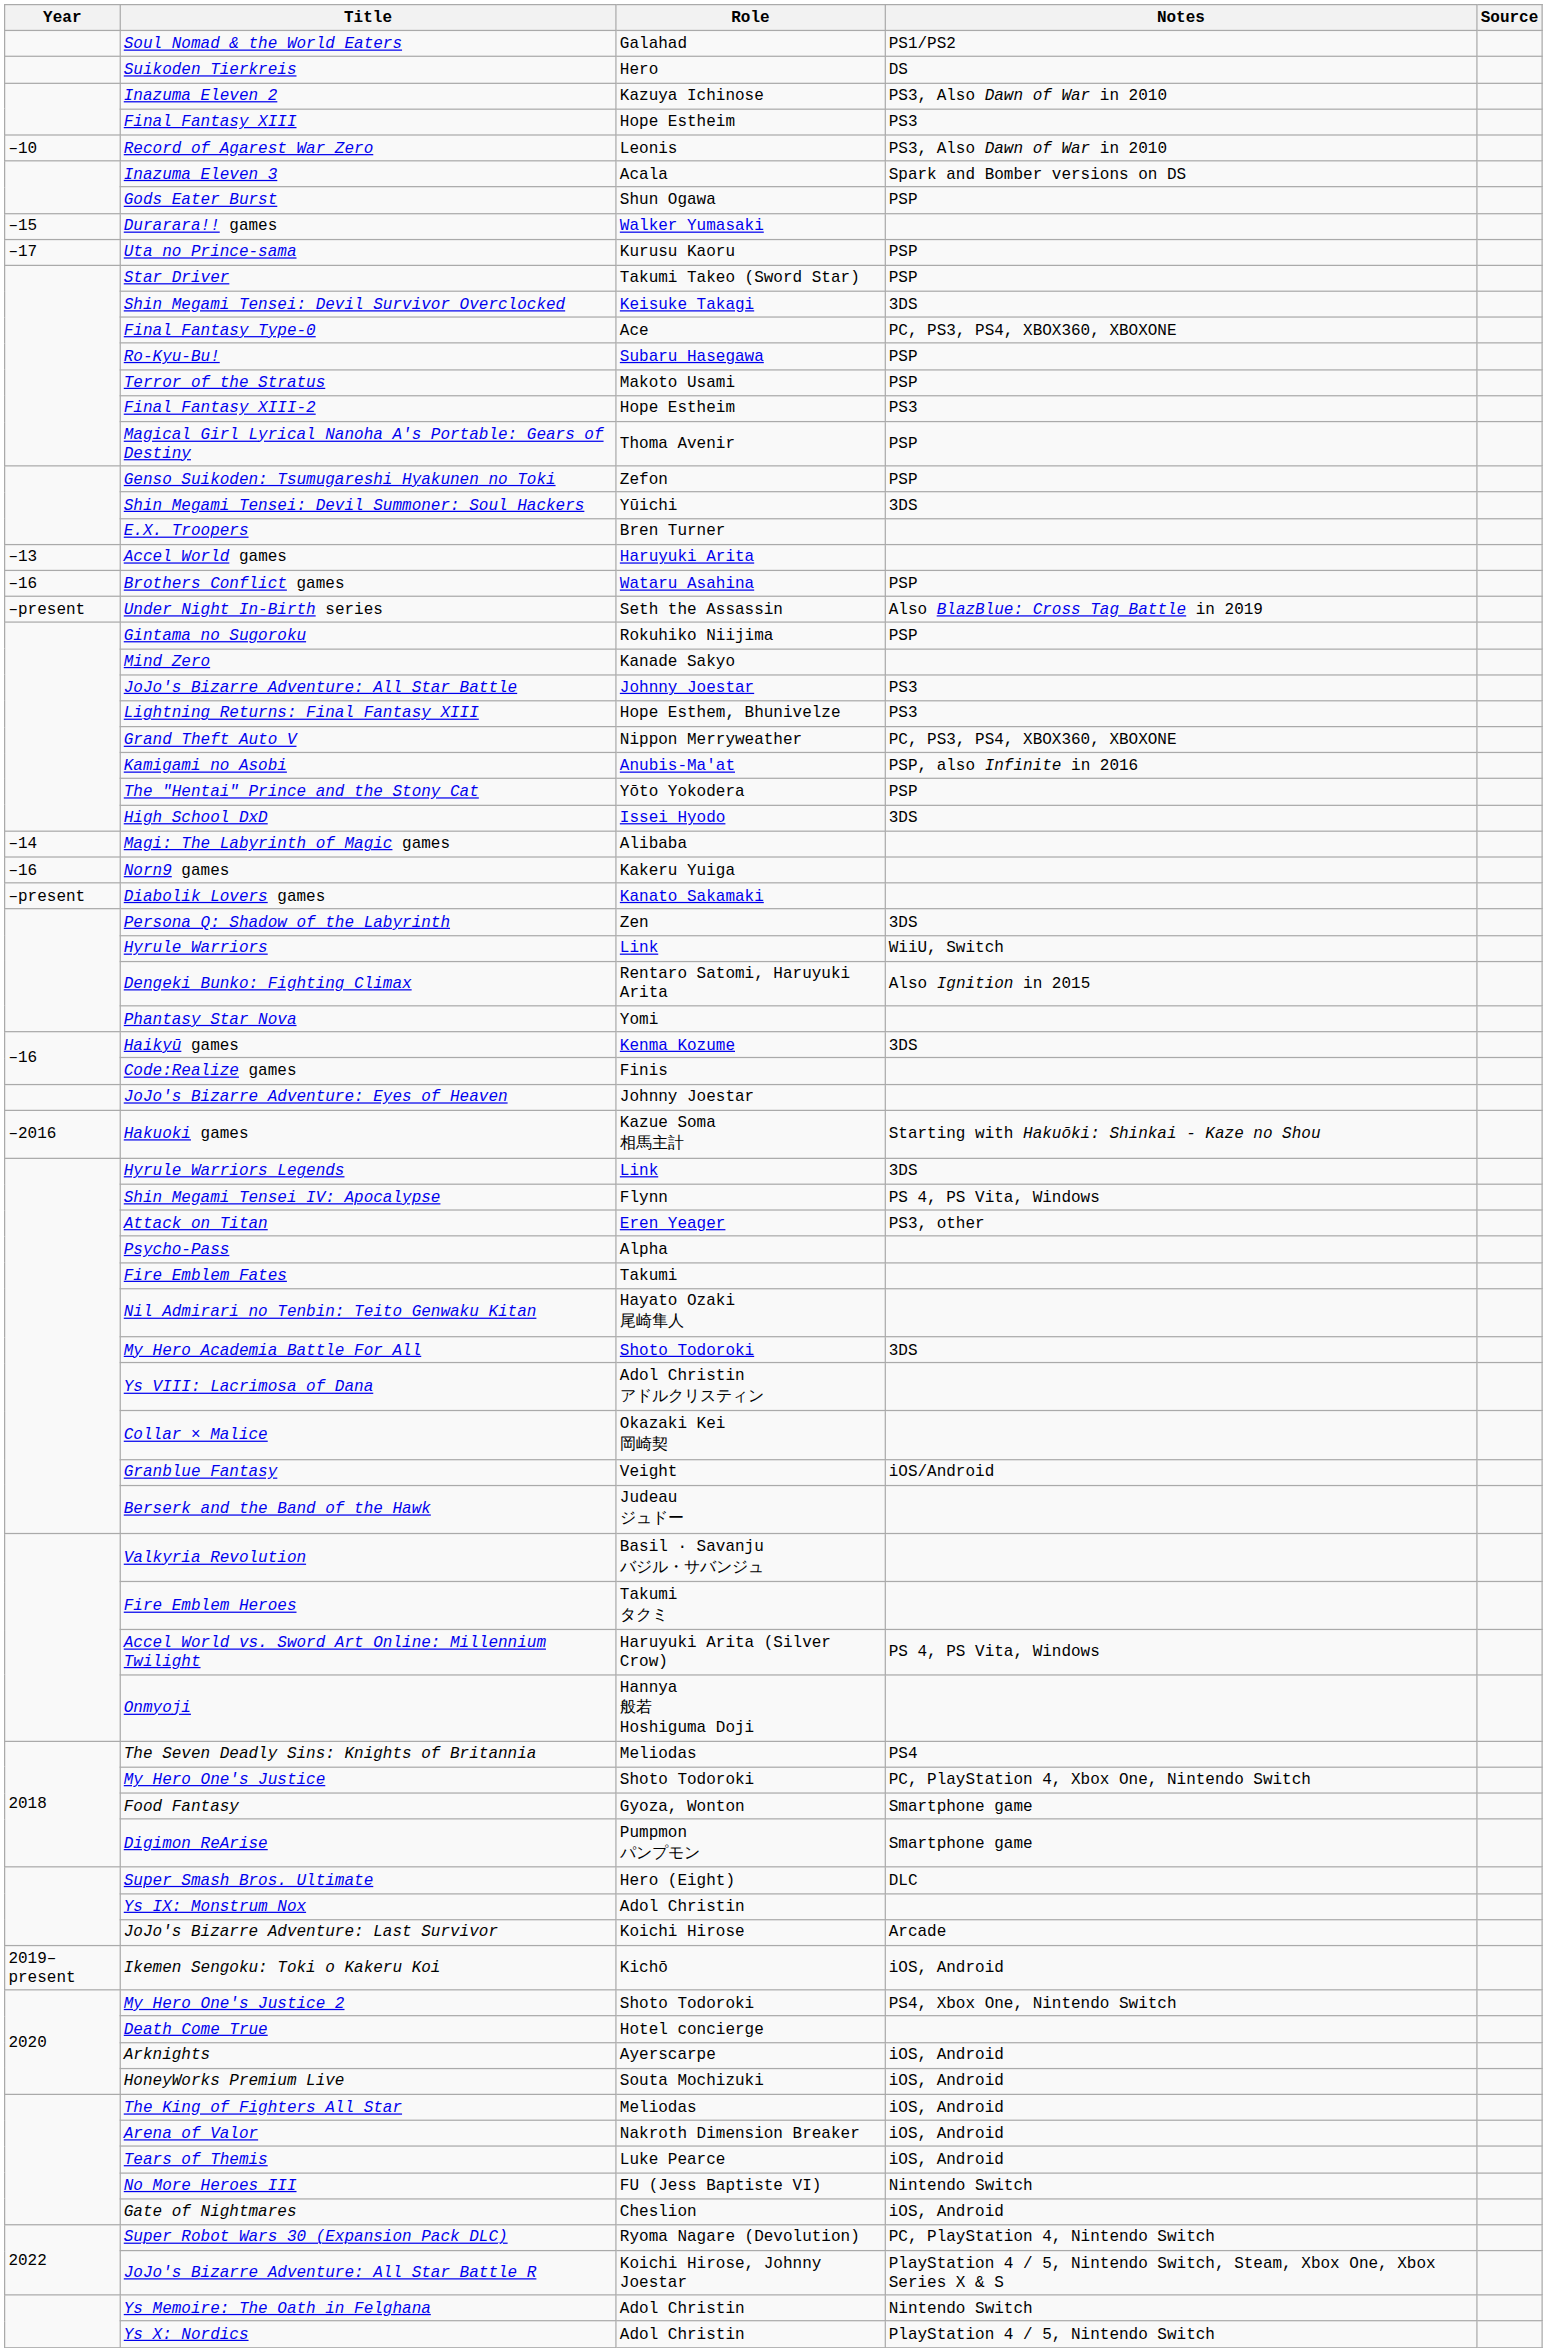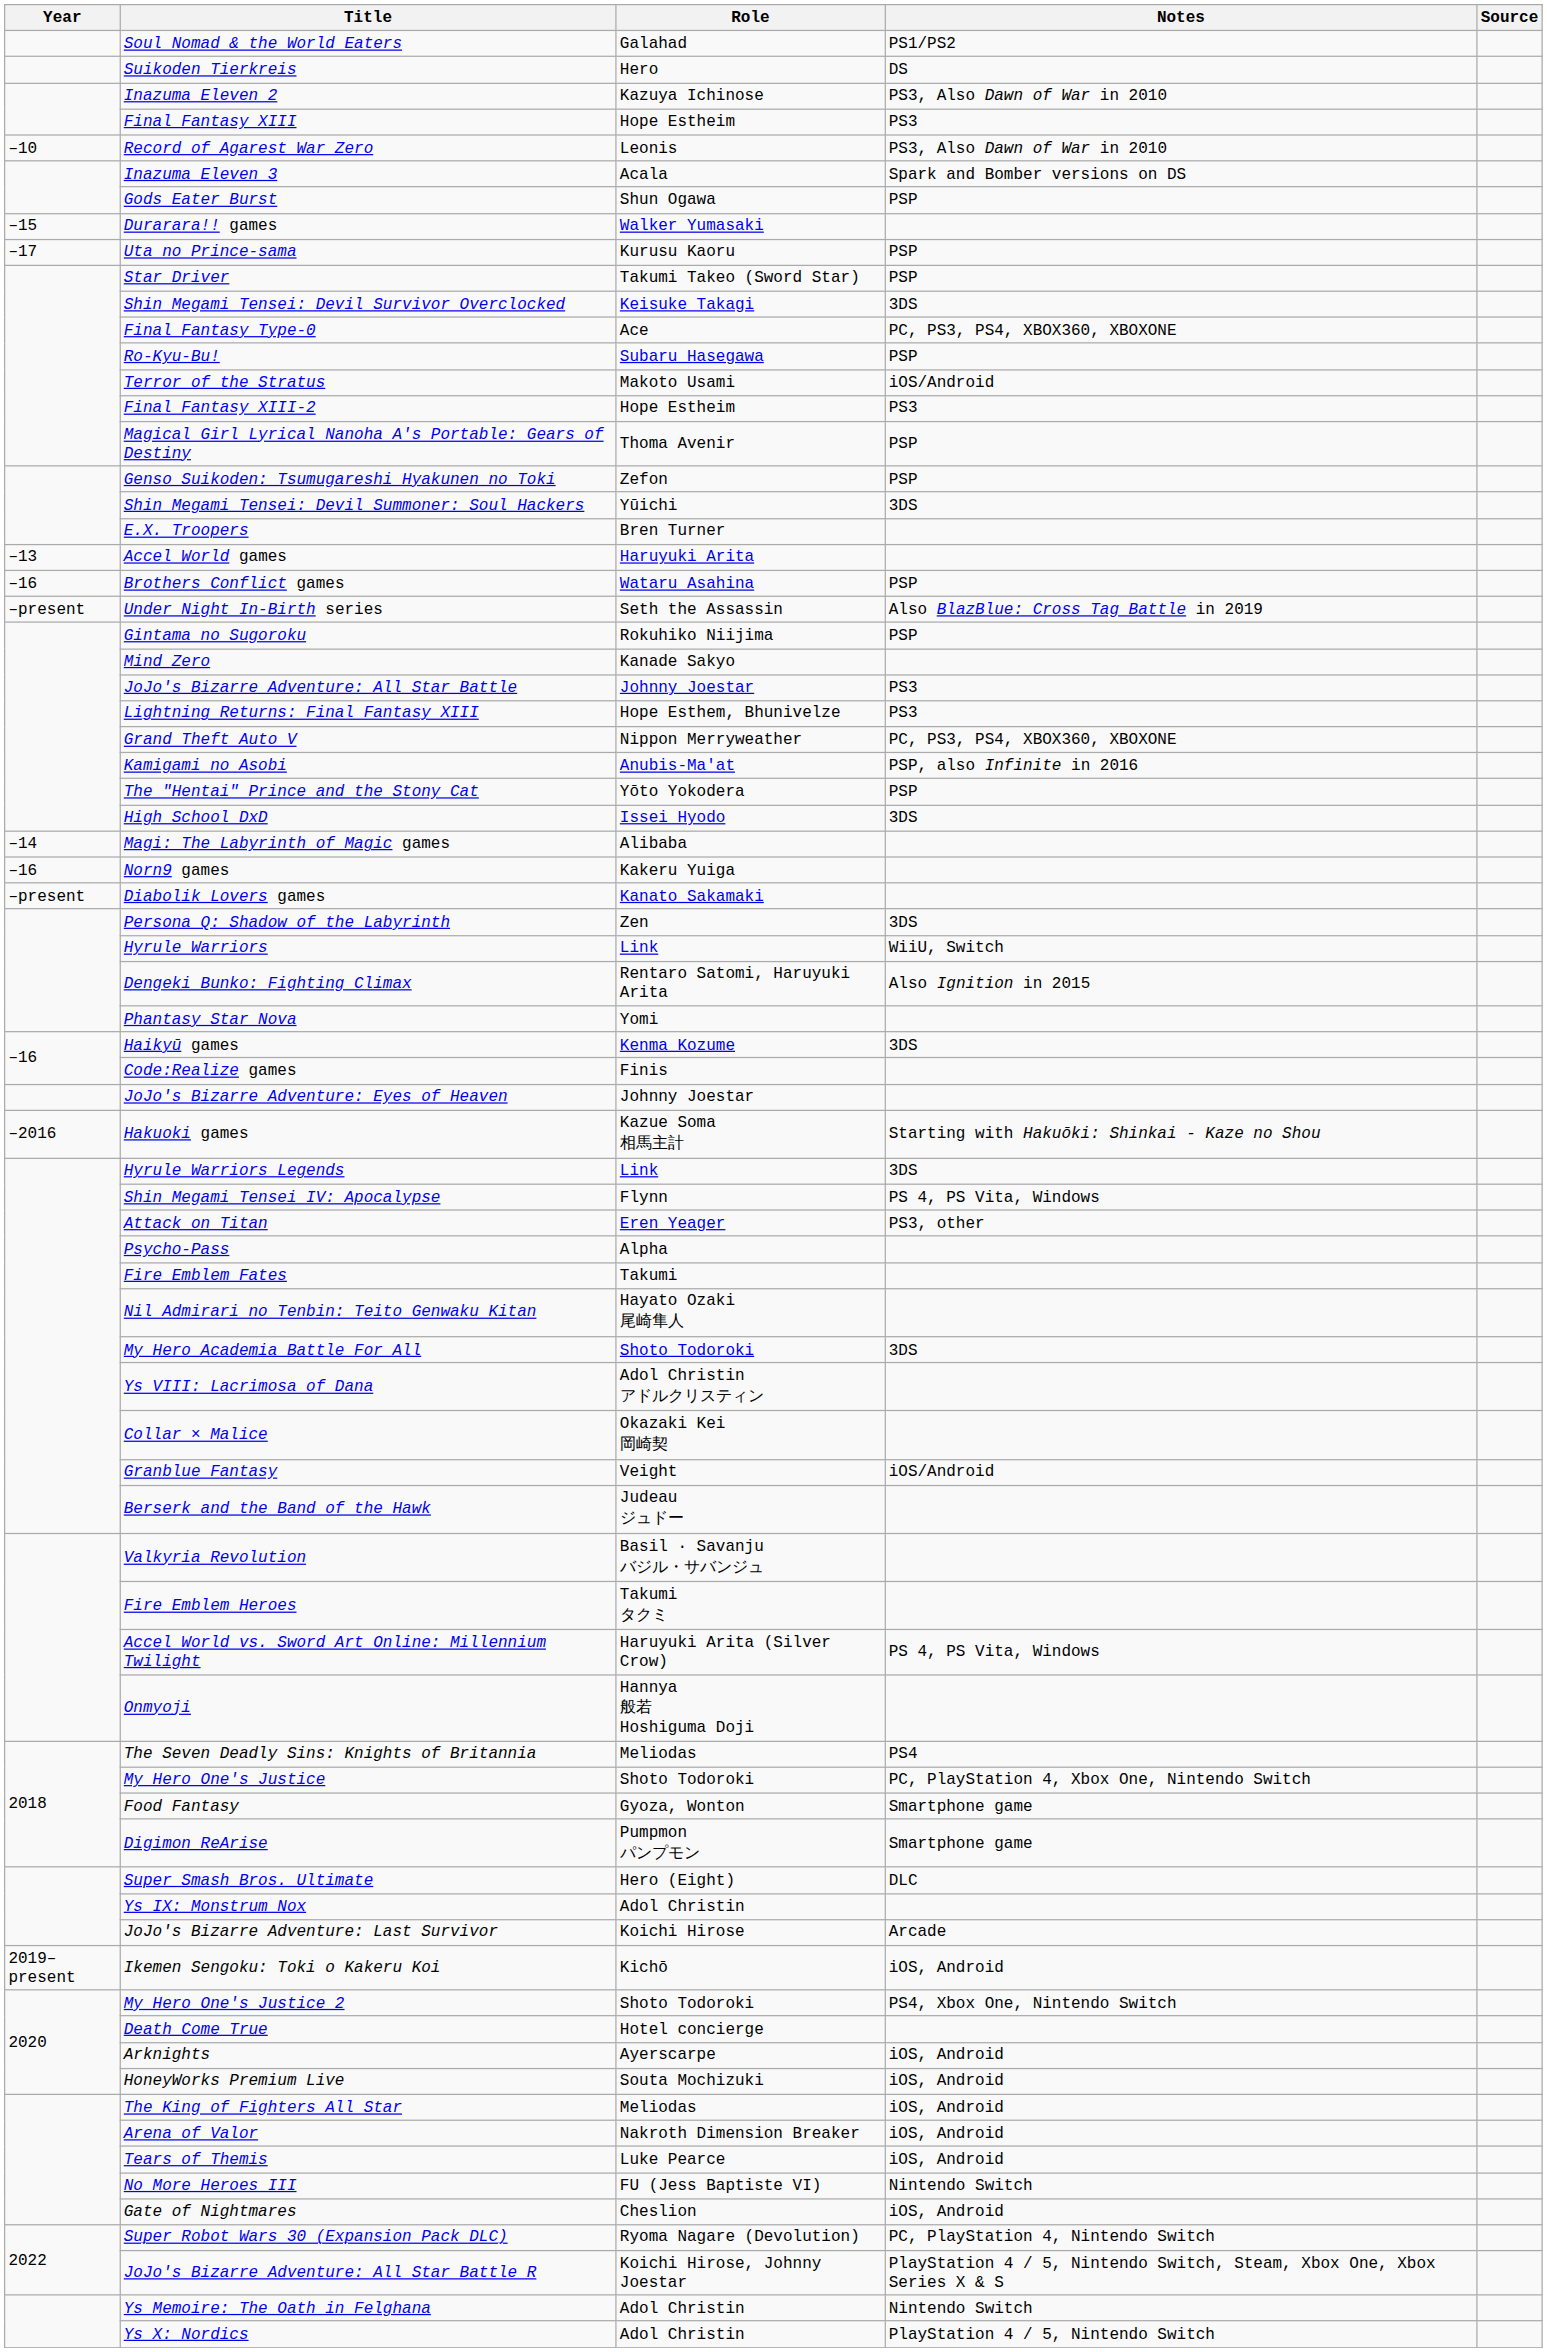(903, 382) PSP -> (941, 382) iOS/Android
